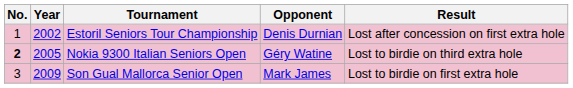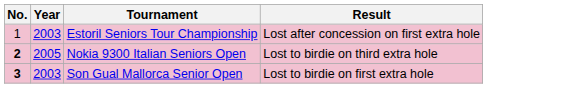- column: (303, 14)
(47, 34) 2002 -> (47, 34) 2003
(17, 74) normal -> (17, 74) bold
(47, 74) 2009 -> (47, 74) 2003
